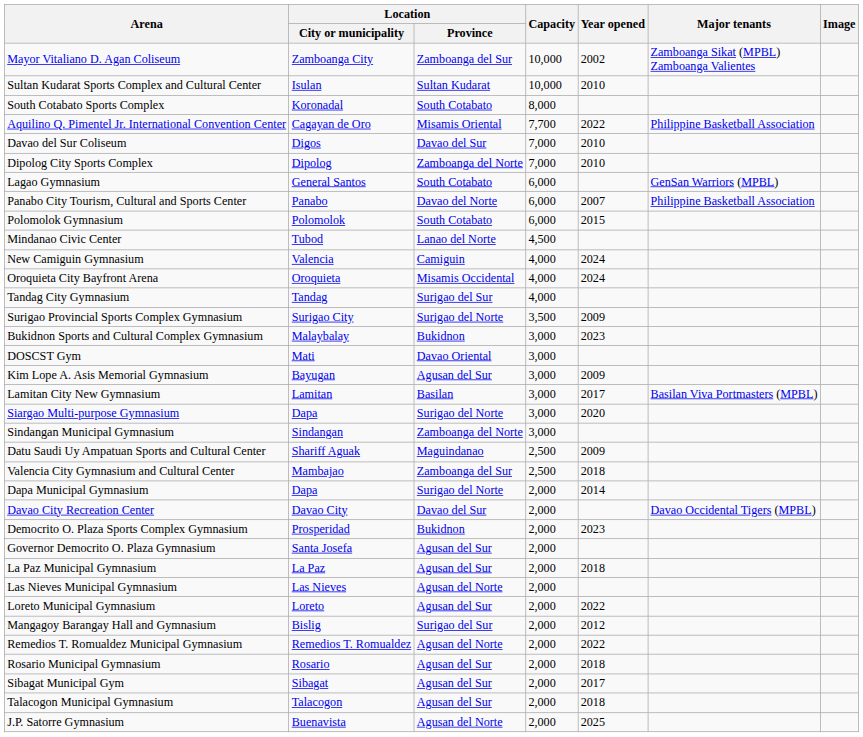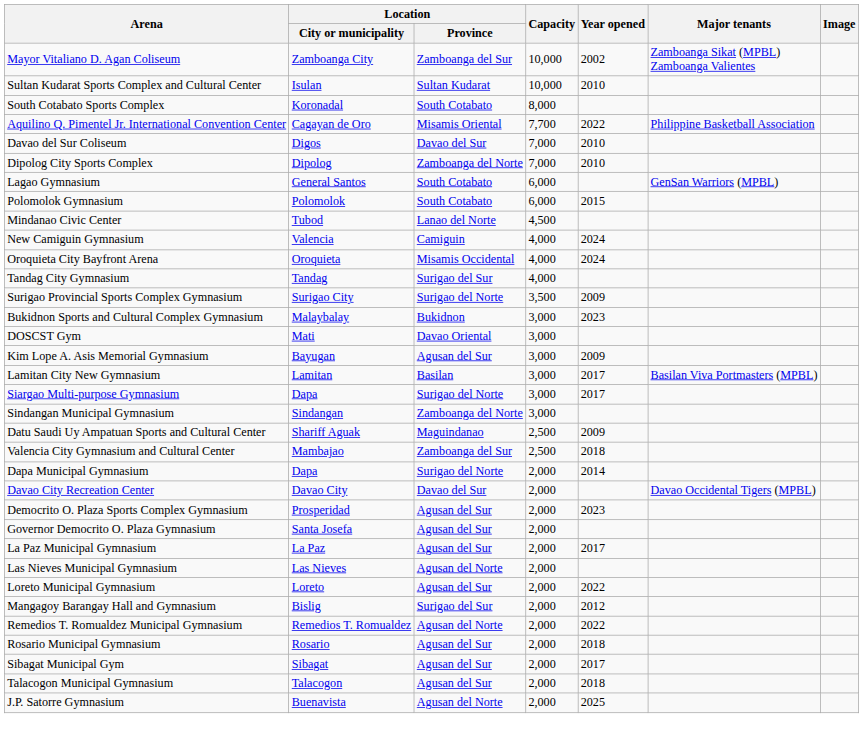- row: (127, 201)
(593, 413) 2020 -> (593, 394) 2017
(441, 529) Bukidnon -> (454, 509) Agusan del Sur
(593, 567) 2018 -> (593, 548) 2017
